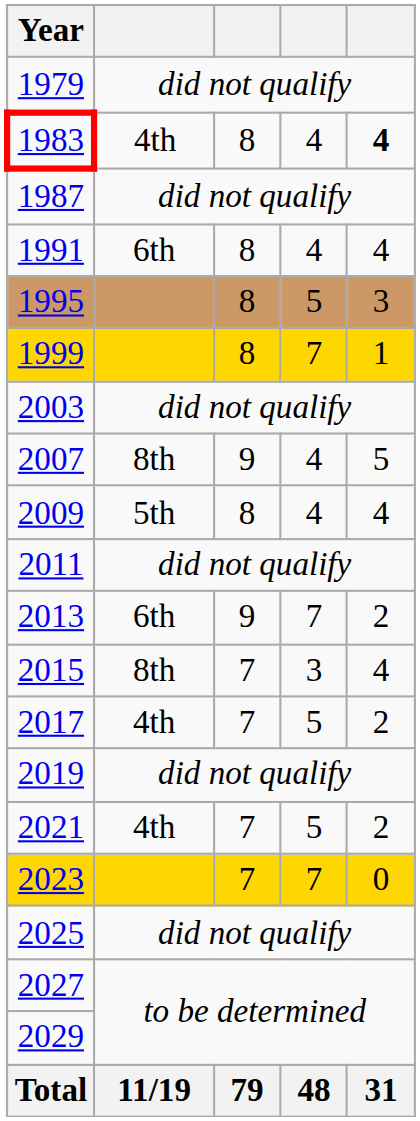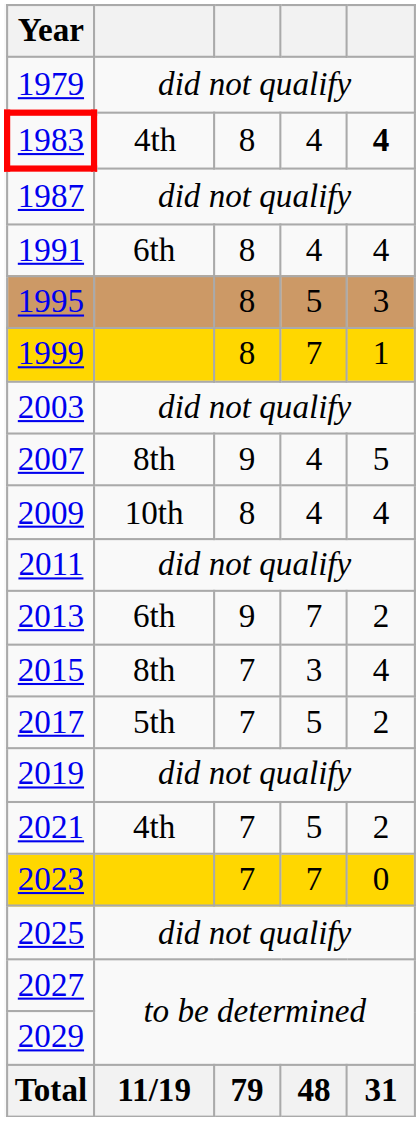(154, 511) 5th -> (154, 511) 10th
(154, 721) 4th -> (154, 721) 5th
